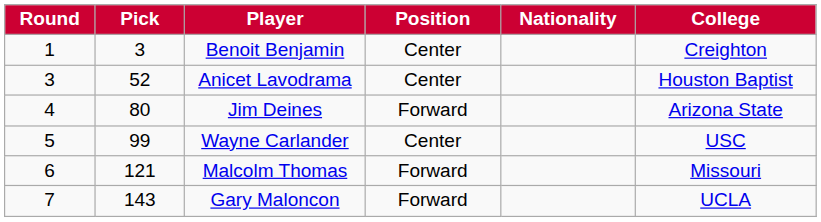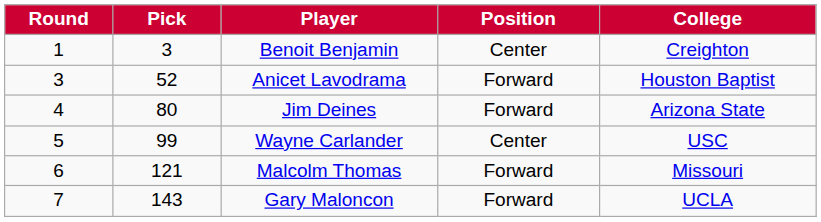- column: (568, 19)
(433, 79) Center -> (518, 79) Forward
